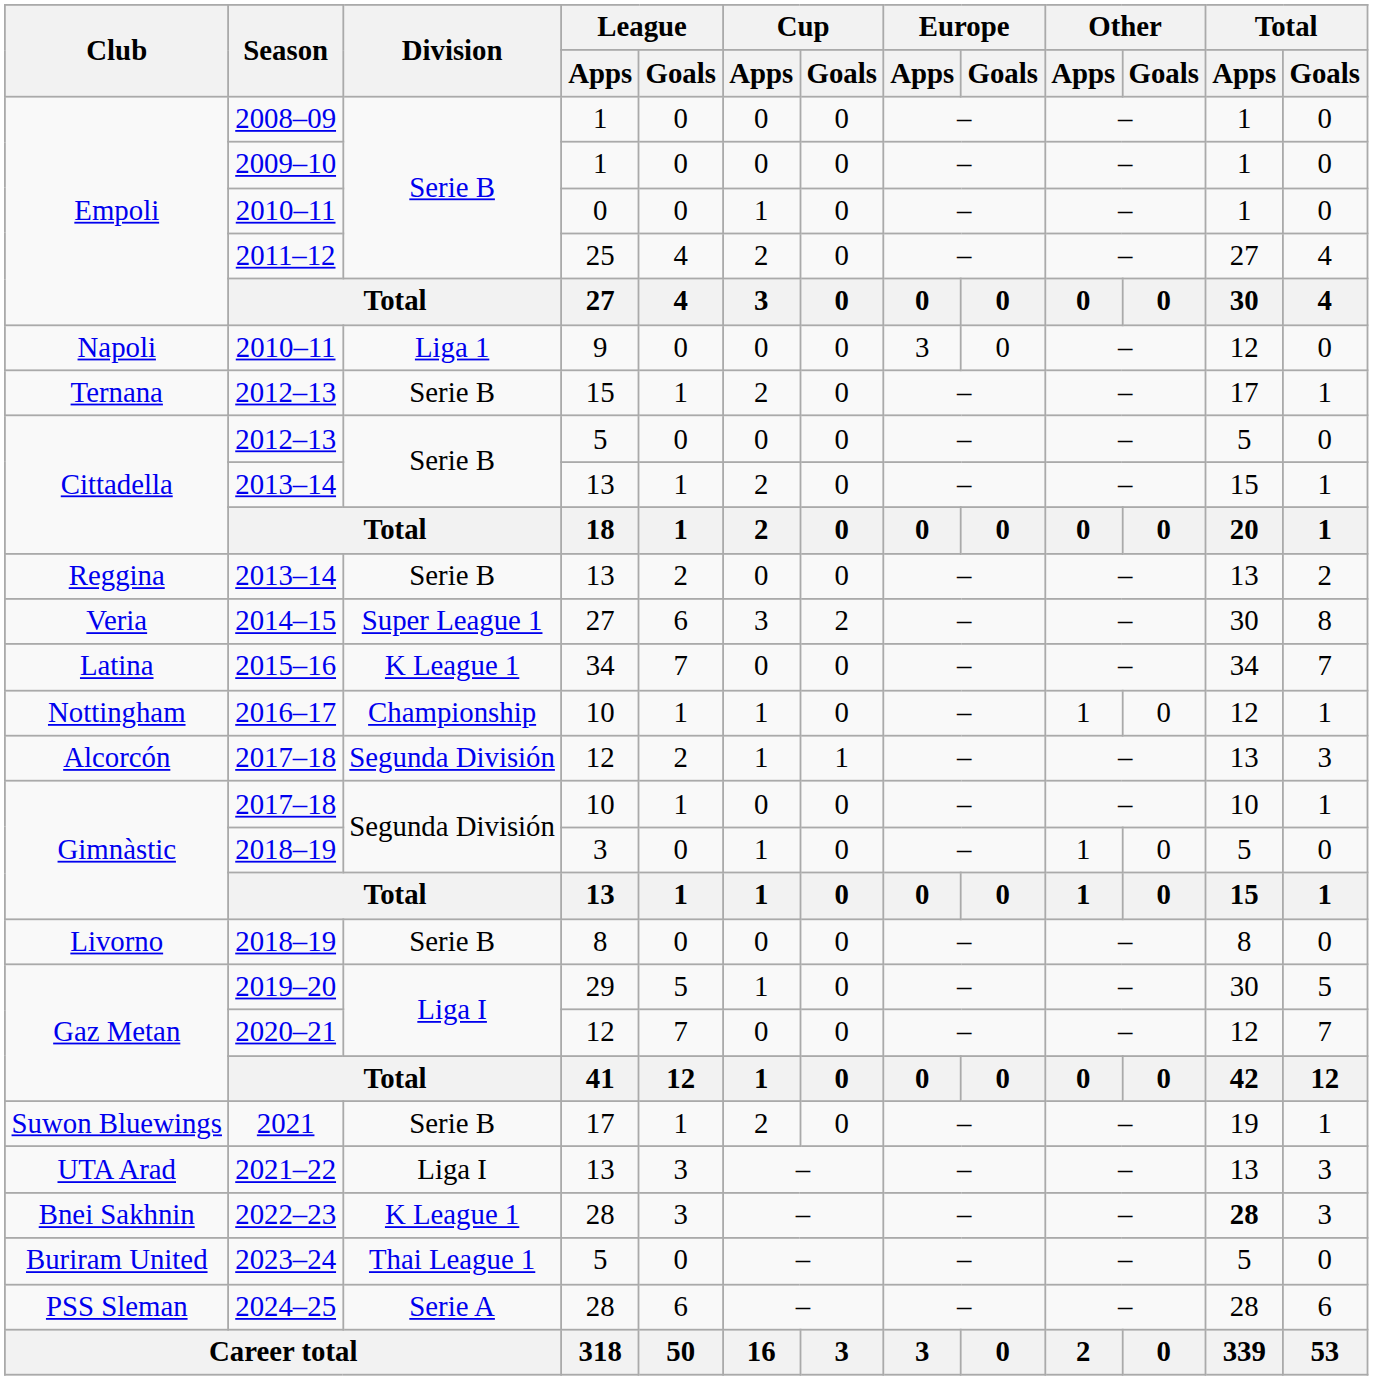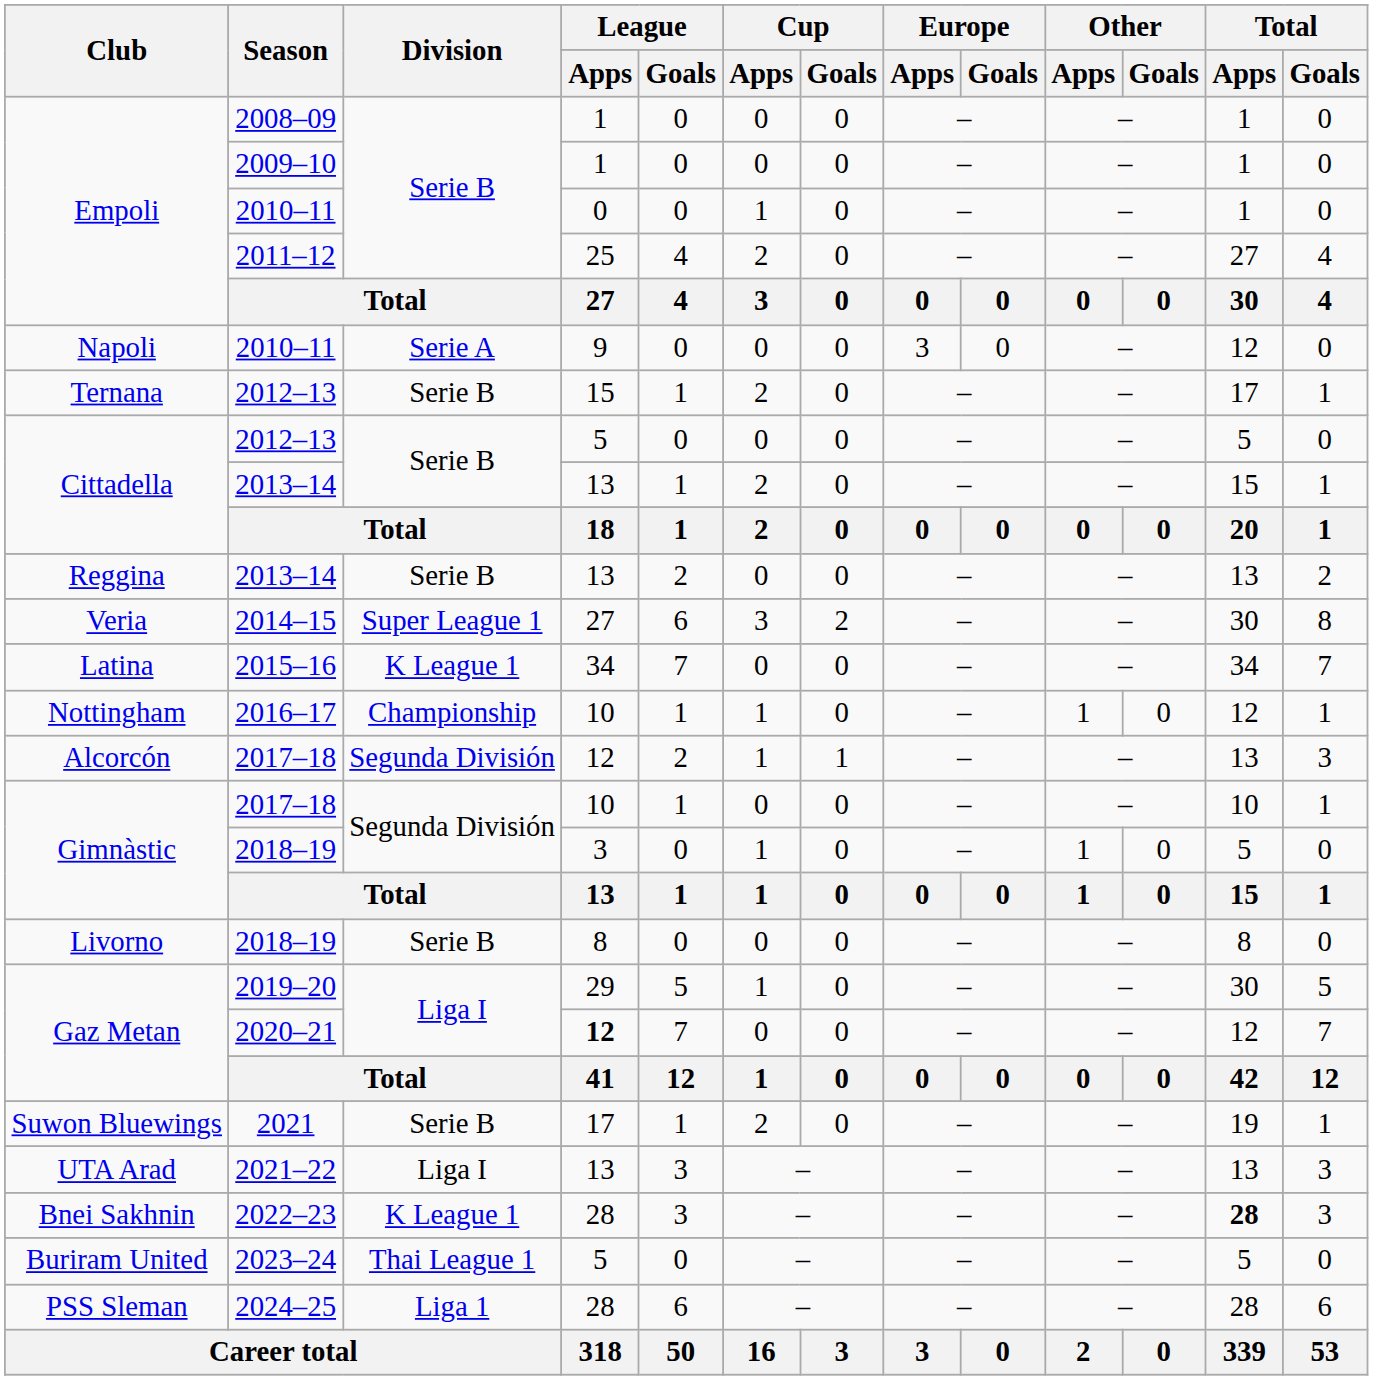(452, 347) Liga 1 -> (452, 347) Serie A
(600, 1032) normal -> (600, 1032) bold
(452, 1306) Serie A -> (452, 1306) Liga 1
